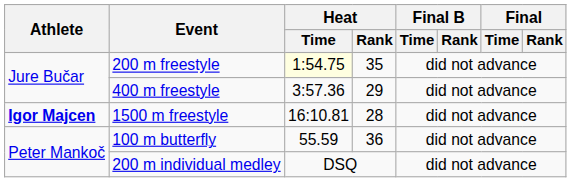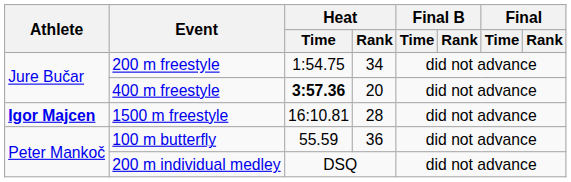(319, 66) lightyellow background -> (319, 66) no background
(374, 66) 35 -> (374, 66) 34
(319, 90) normal -> (319, 90) bold
(374, 90) 29 -> (374, 90) 20
